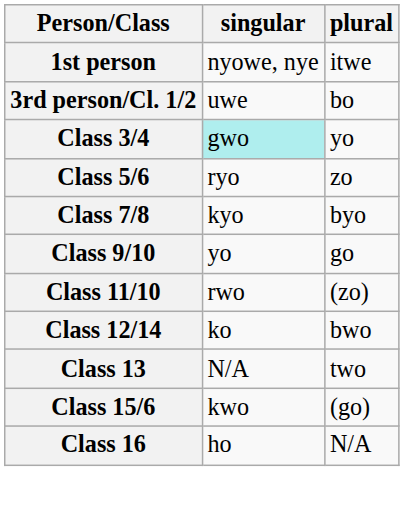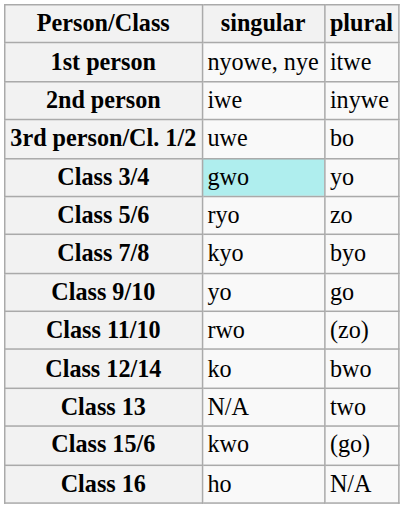+ row: (103, 100)
